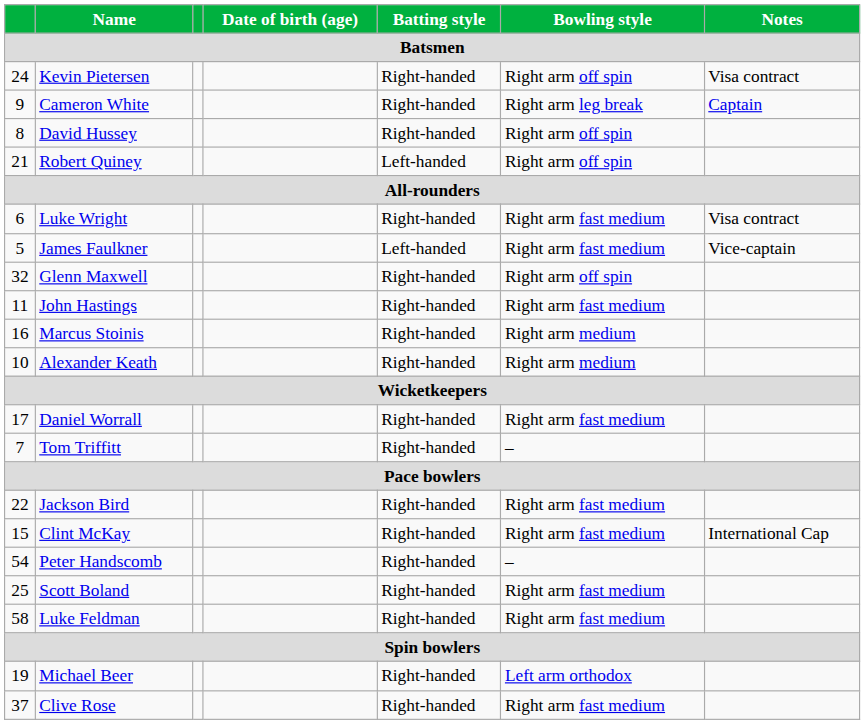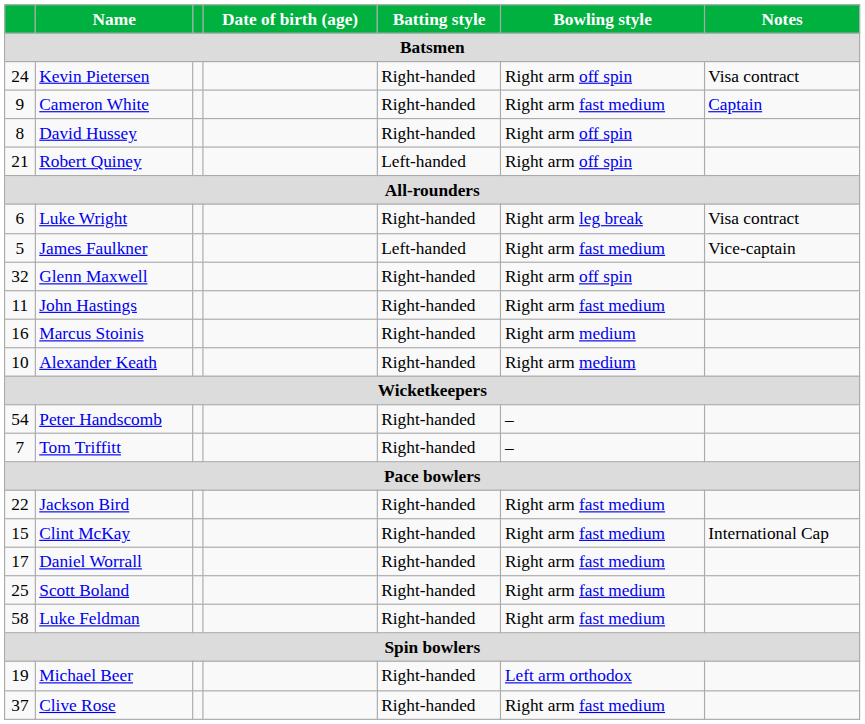(574, 104) Right arm leg break -> (585, 104) Right arm fast medium
(585, 218) Right arm fast medium -> (574, 218) Right arm leg break
rows swapped: (101, 561) <-> (91, 418)
